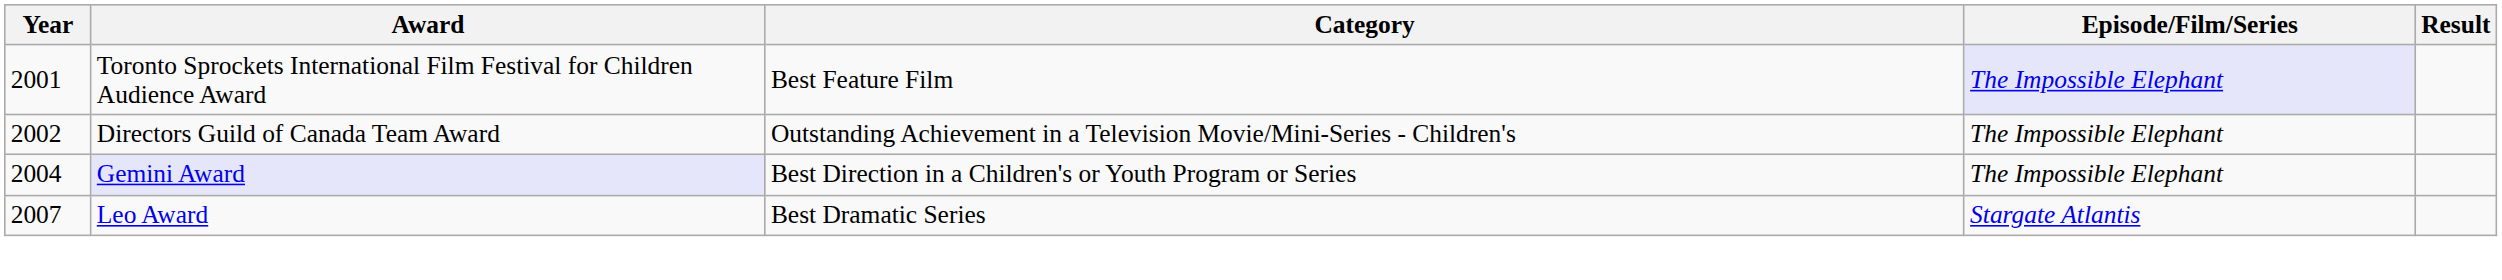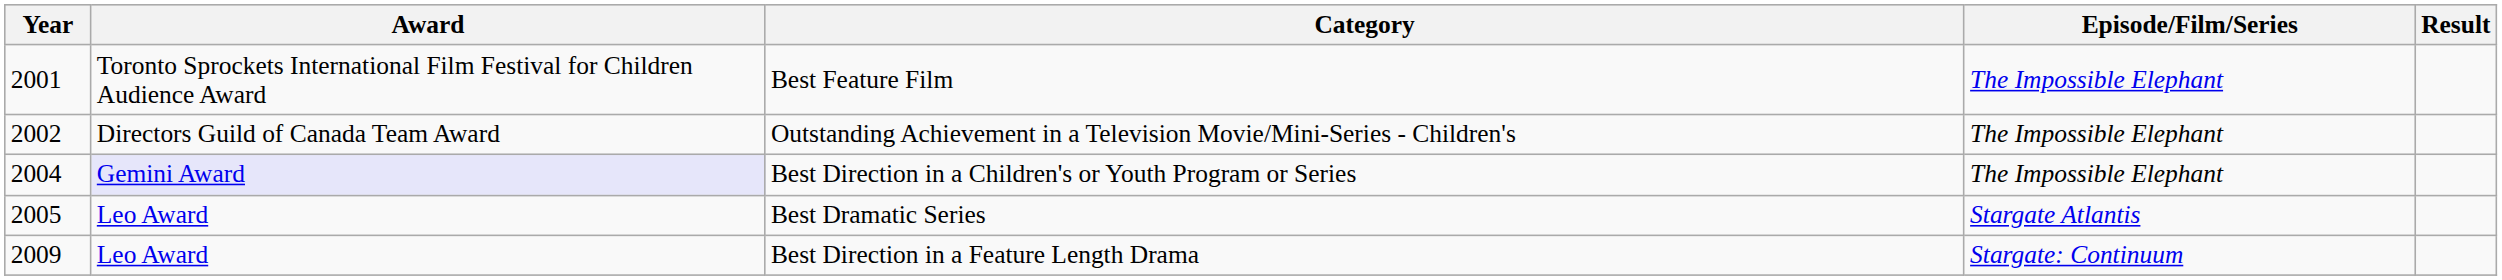(2097, 79) lavender background -> (2097, 79) no background
(36, 214) 2007 -> (36, 214) 2005
+ row: (985, 255)
